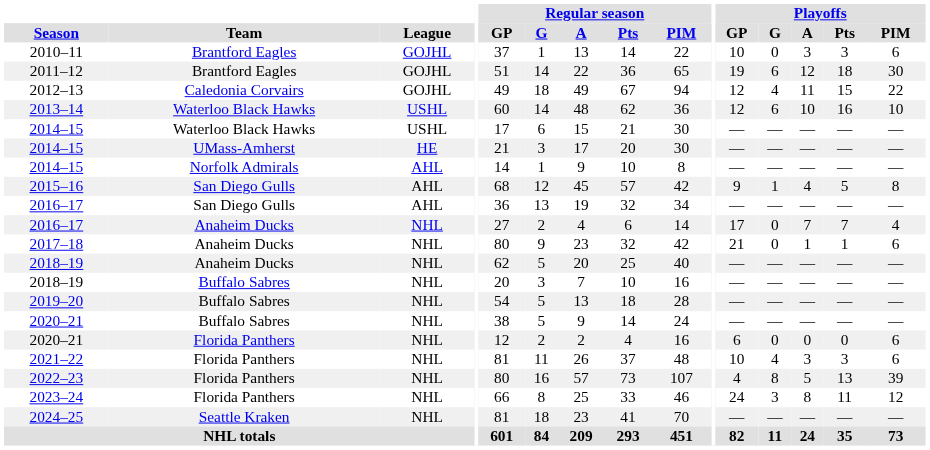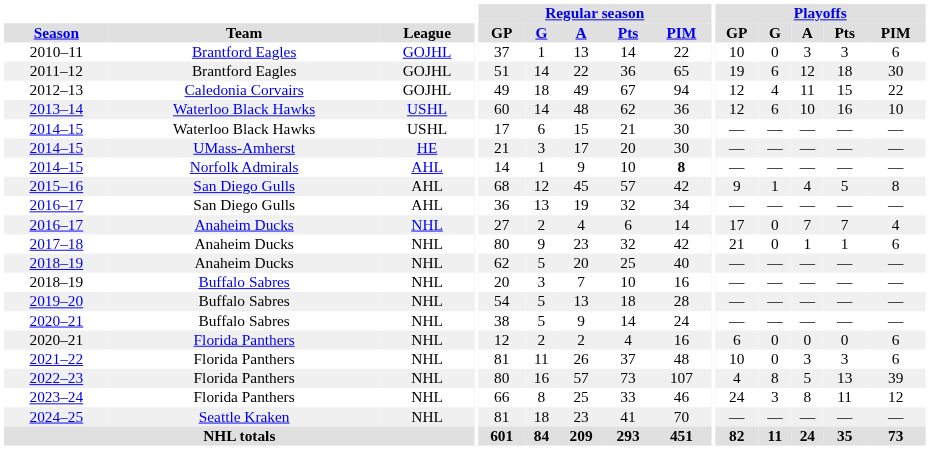(681, 167) normal -> (681, 167) bold
(775, 359) 4 -> (775, 359) 0
